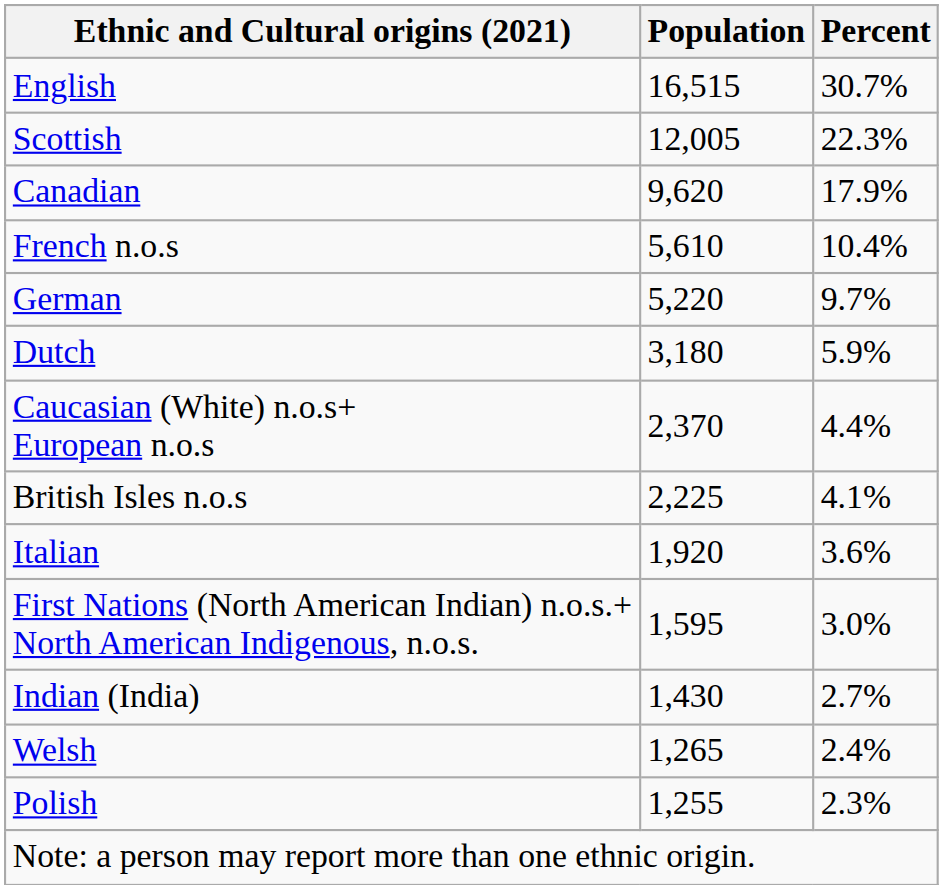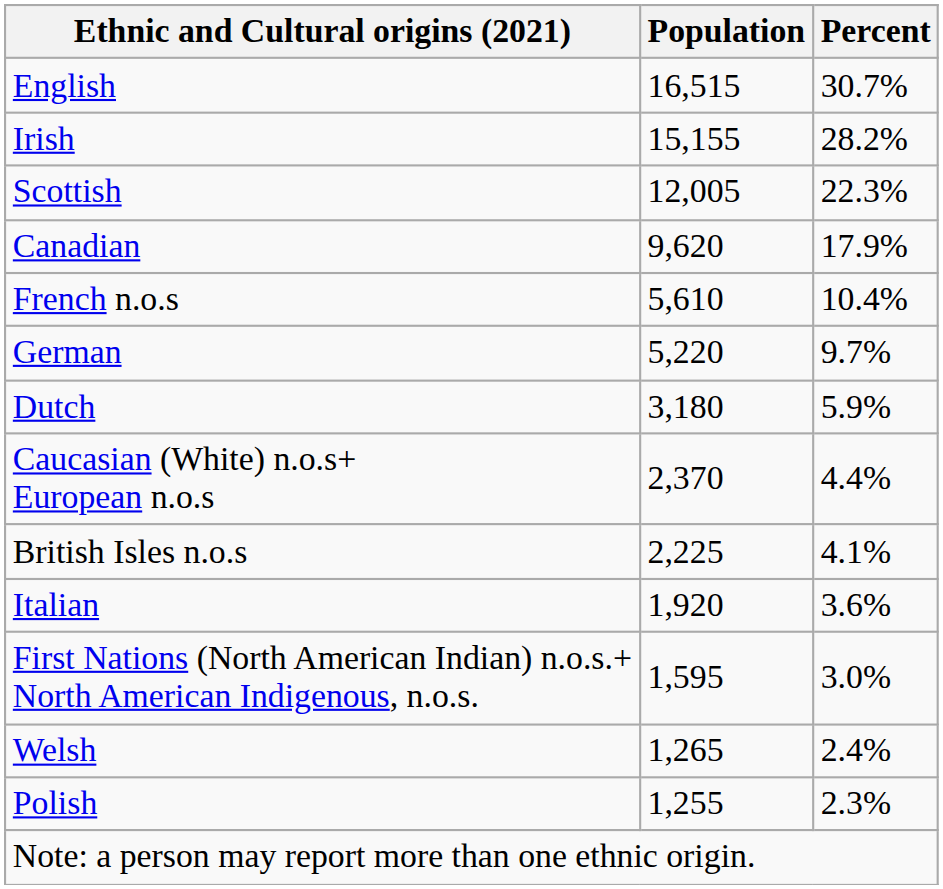+ row: (44, 138)
- row: (106, 696)
